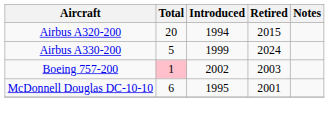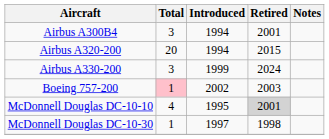+ row: (80, 32)
(171, 50) 5 -> (171, 69) 3
(171, 87) 6 -> (171, 106) 4
(269, 87) no background -> (269, 106) lightgrey background
+ row: (80, 124)
